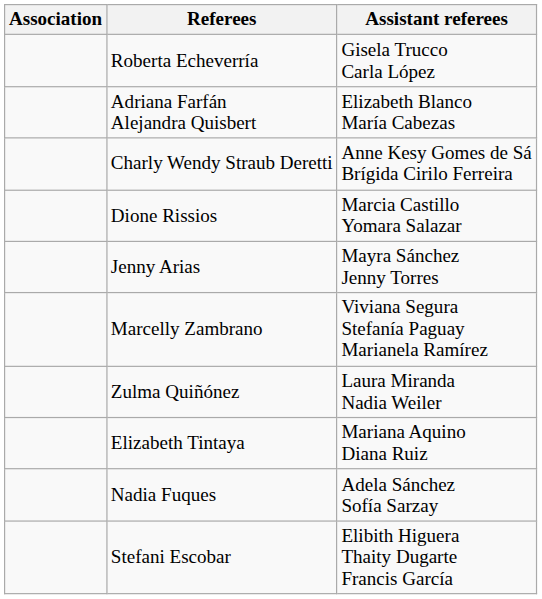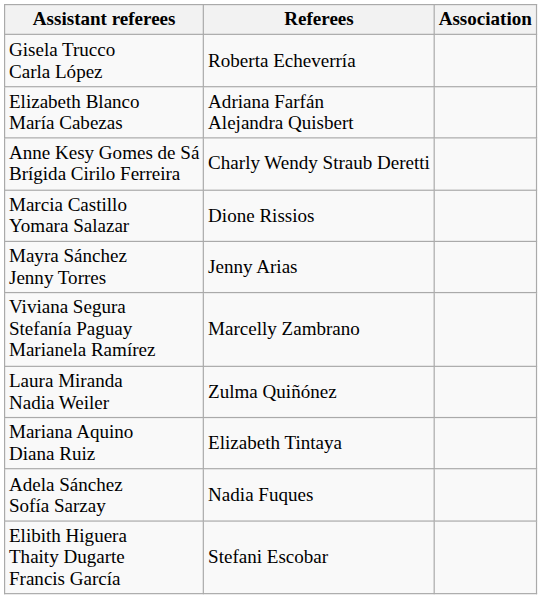columns swapped: (56, 19) <-> (437, 19)
